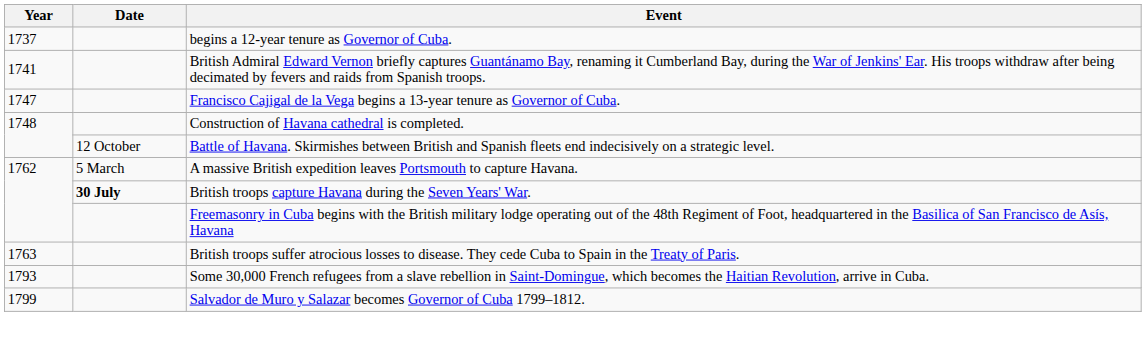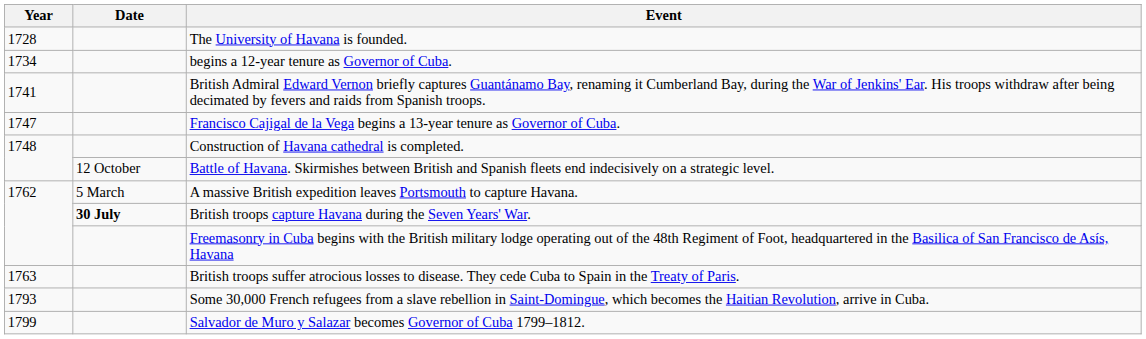+ row: (298, 38)
(22, 38) 1737 -> (22, 61) 1734
